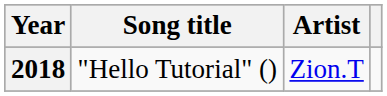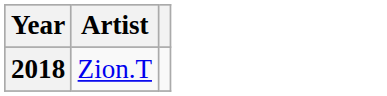- column: (177, 25)
